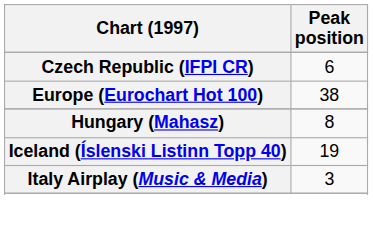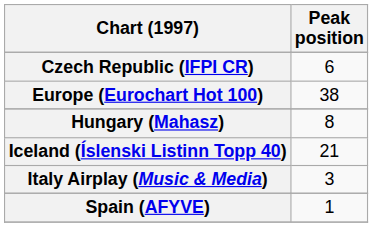(329, 151) 19 -> (329, 151) 21
+ row: (148, 207)
